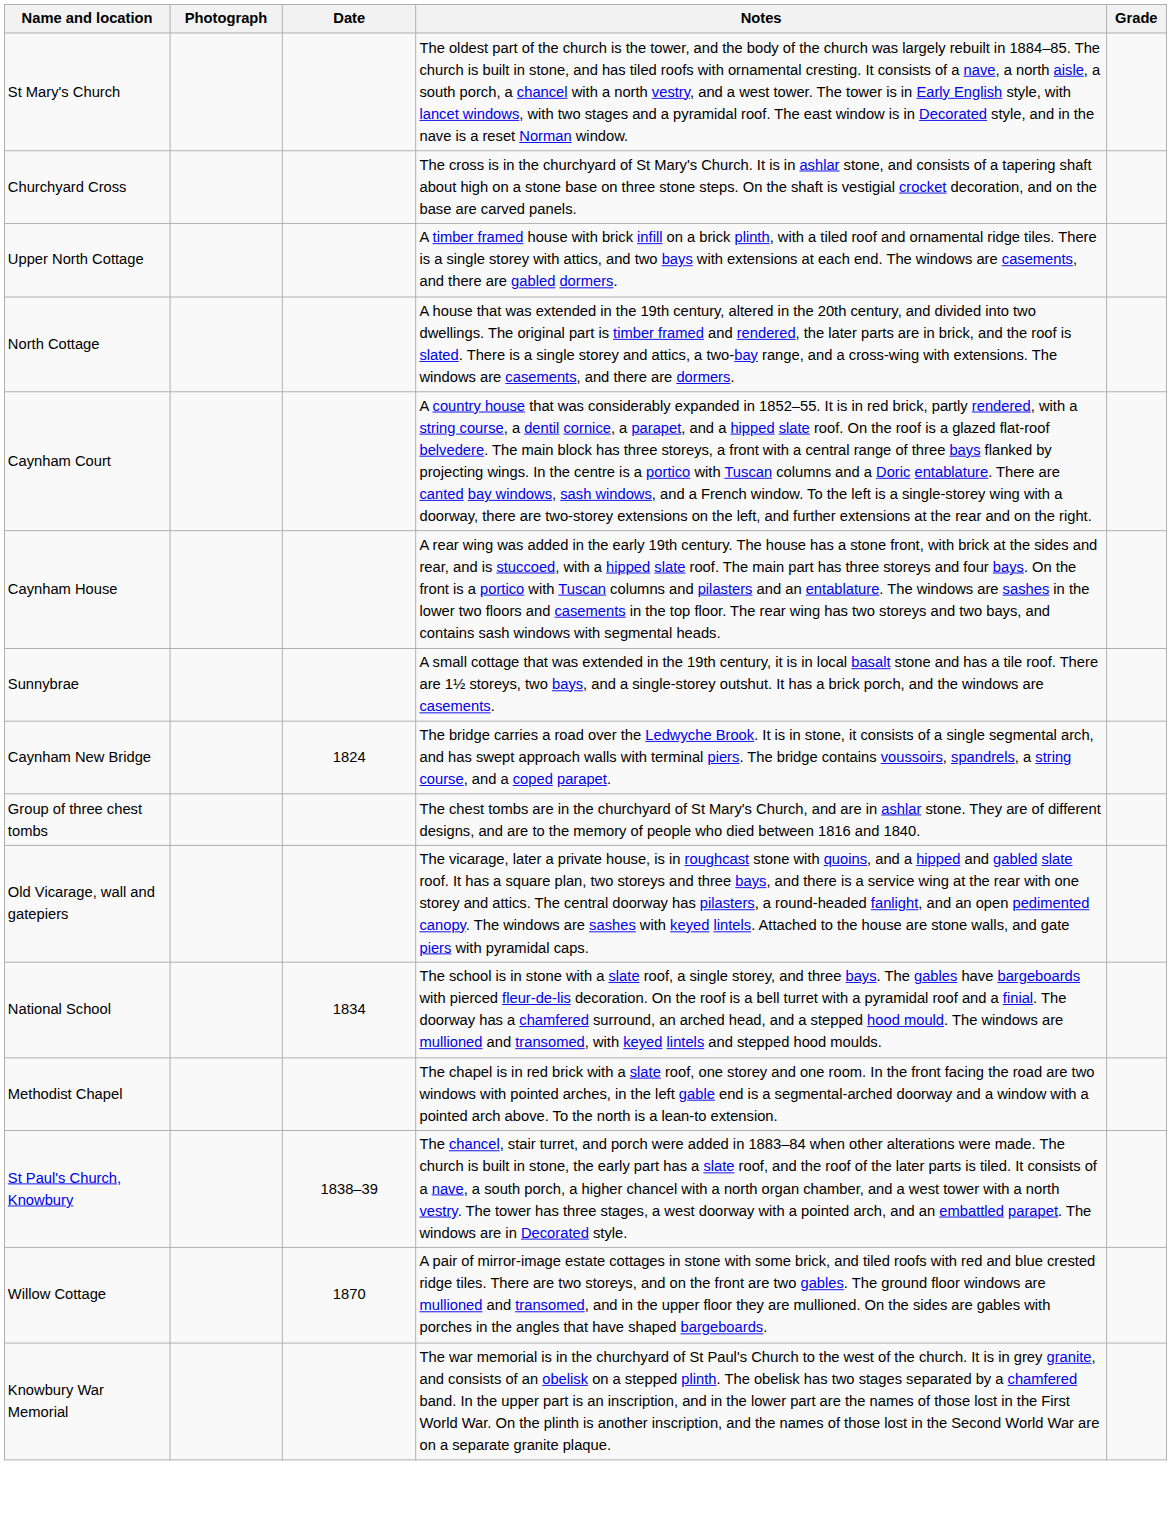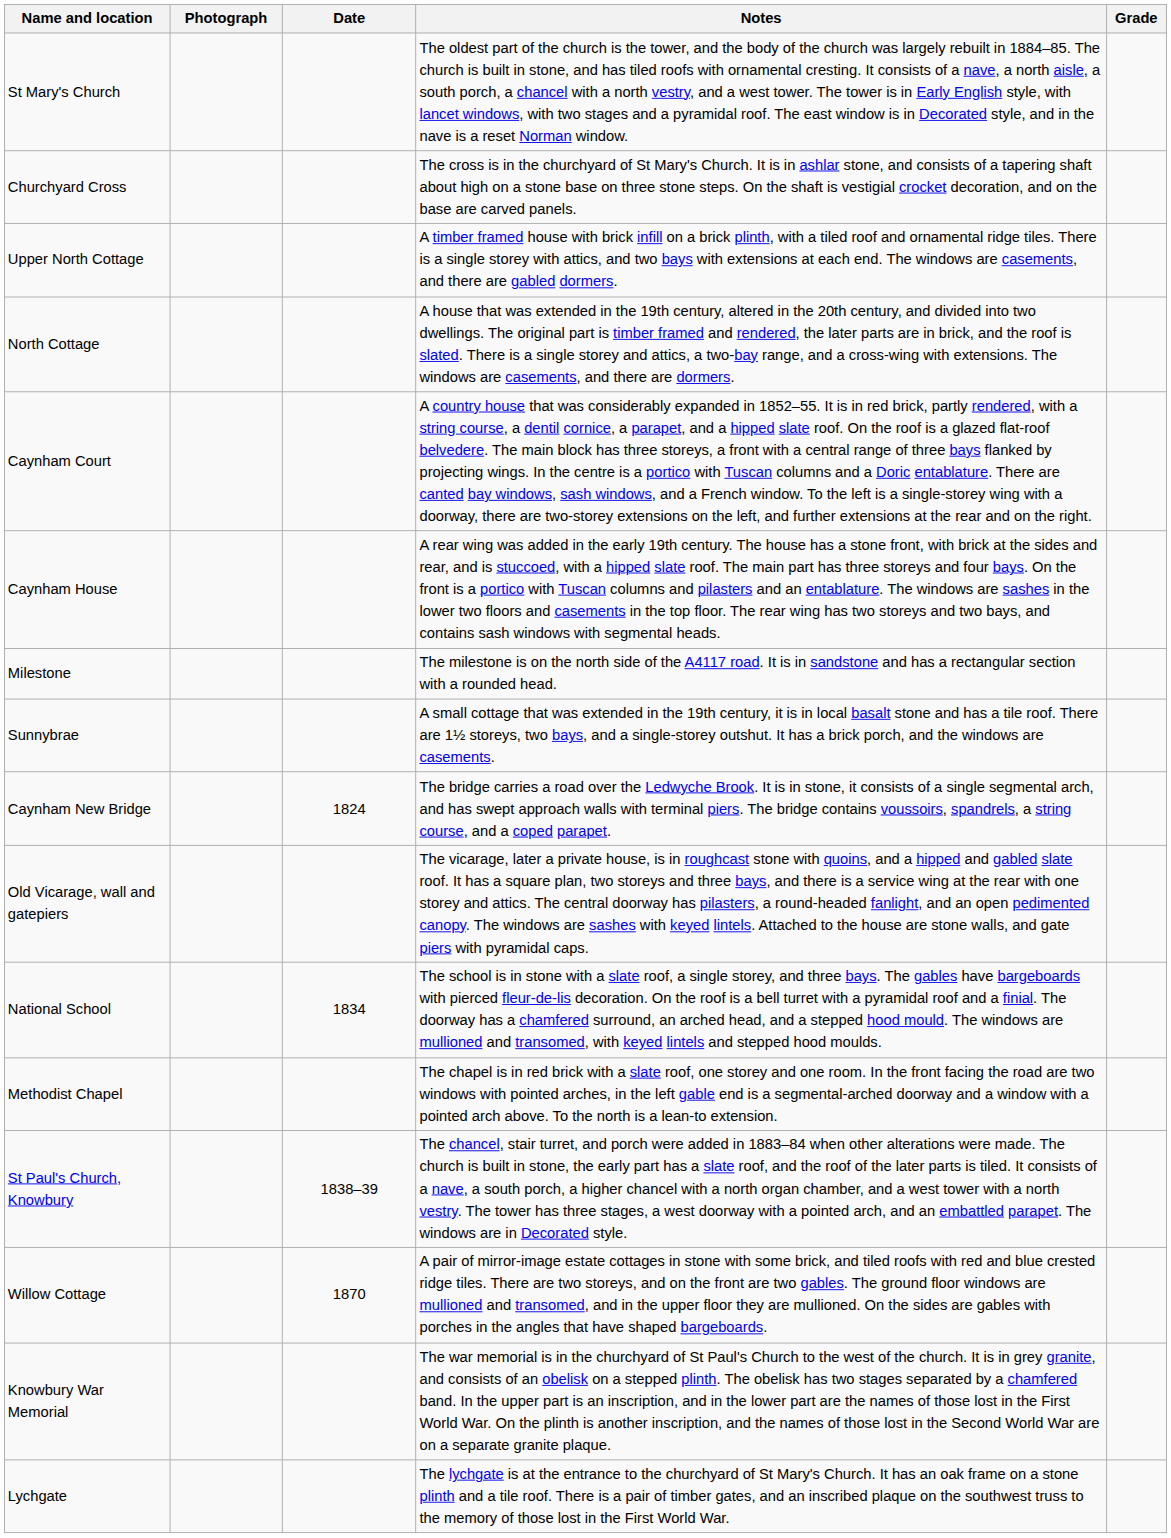+ row: (39, 673)
- row: (75, 819)
+ row: (37, 1496)
